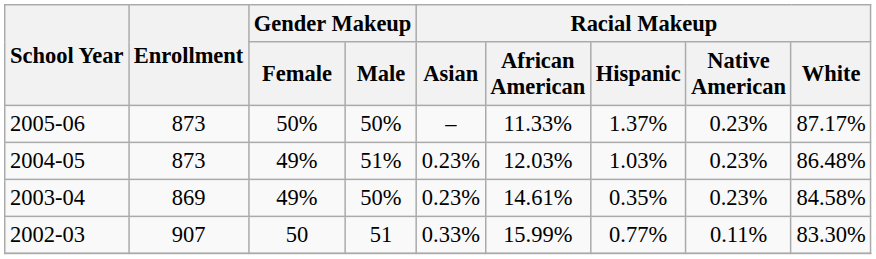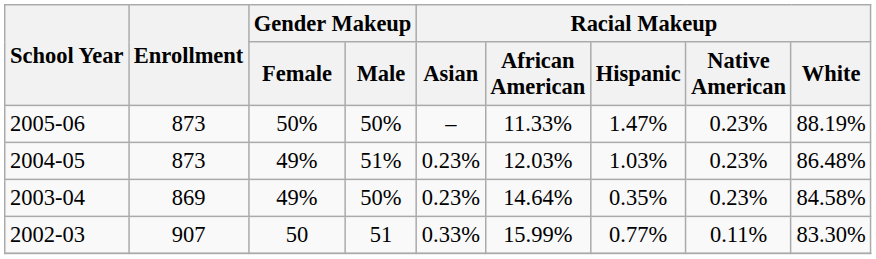(638, 124) 1.37% -> (638, 124) 1.47%
(831, 124) 87.17% -> (831, 124) 88.19%
(538, 198) 14.61% -> (538, 198) 14.64%
